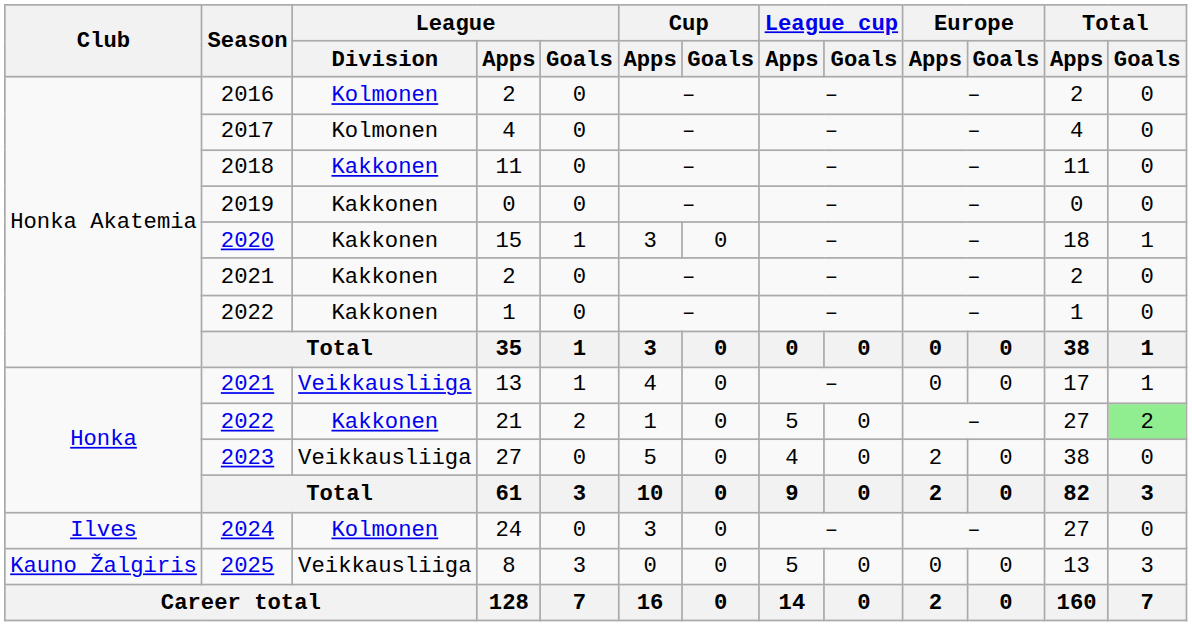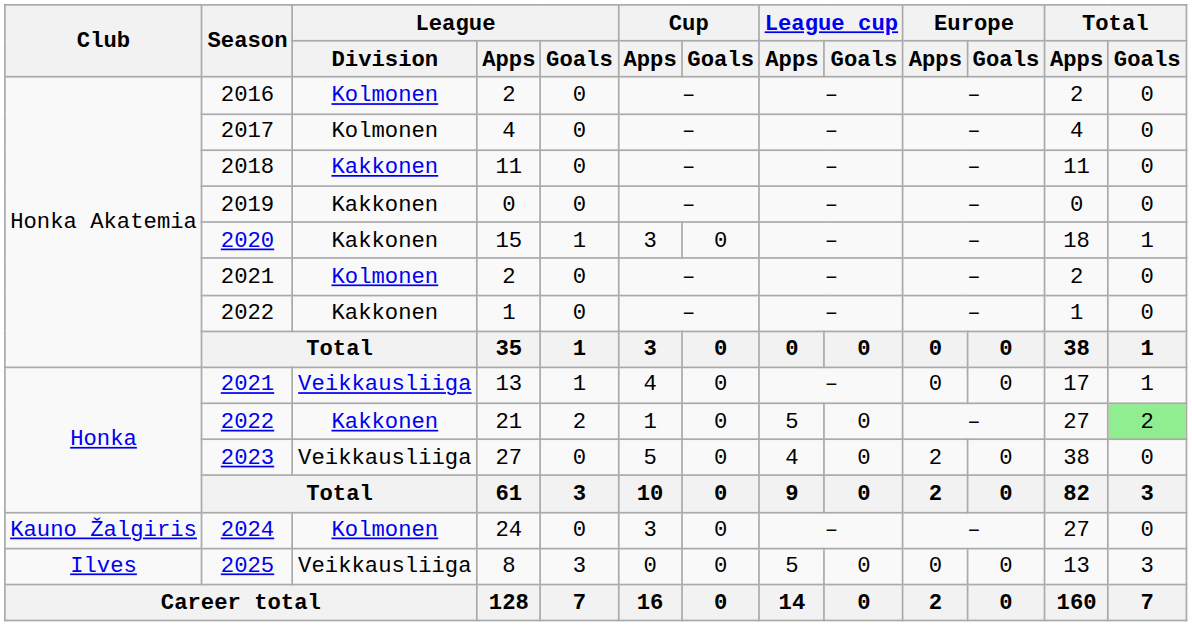(385, 277) Kakkonen -> (385, 277) Kolmonen
(104, 530) Ilves -> (104, 530) Kauno Žalgiris
(104, 566) Kauno Žalgiris -> (104, 566) Ilves
